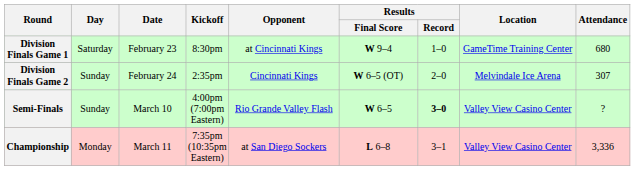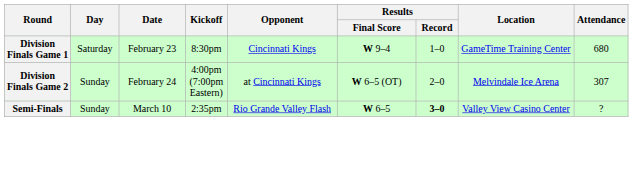(284, 49) at Cincinnati Kings -> (282, 49) Cincinnati Kings
(207, 76) 2:35pm -> (206, 81) 4:00pm (7:00pm Eastern)
(284, 76) Cincinnati Kings -> (282, 81) at Cincinnati Kings
(207, 108) 4:00pm (7:00pm Eastern) -> (206, 108) 2:35pm
- row: (38, 146)
